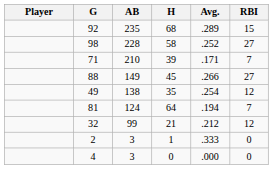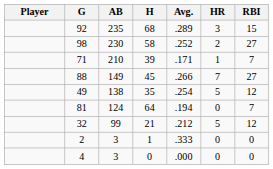+ column: (218, 12)
(132, 44) 228 -> (116, 44) 230
